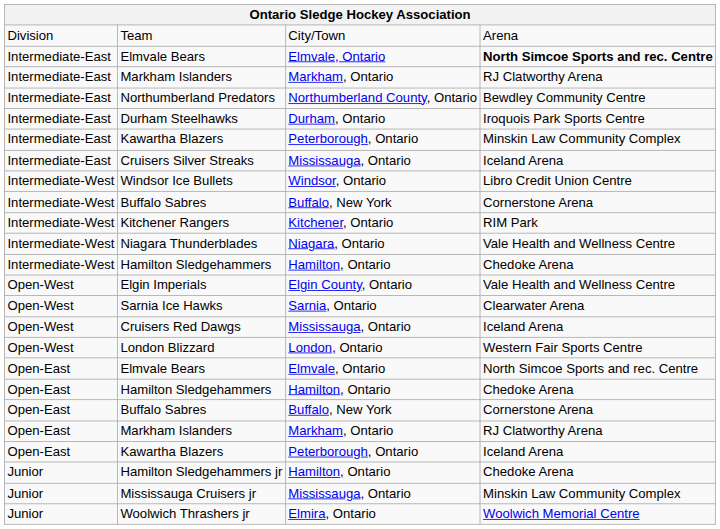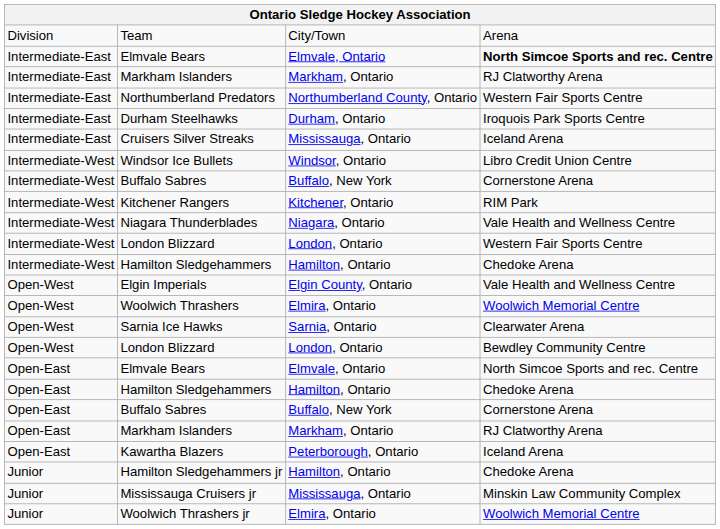(564, 98) Bewdley Community Centre -> (563, 98) Western Fair Sports Centre
- row: (59, 139)
+ row: (61, 243)
+ row: (40, 306)
- row: (40, 327)
(563, 347) Western Fair Sports Centre -> (564, 347) Bewdley Community Centre
